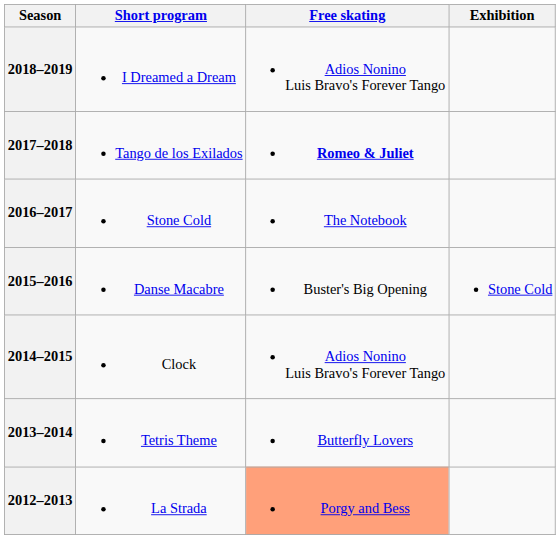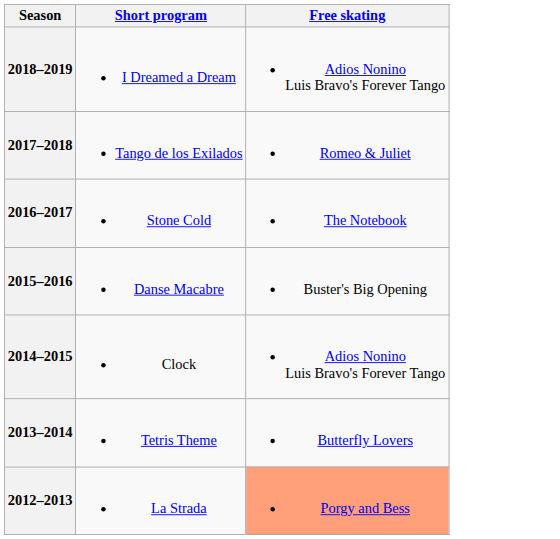- column: (502, 15)
(347, 153) bold -> (347, 153) normal
